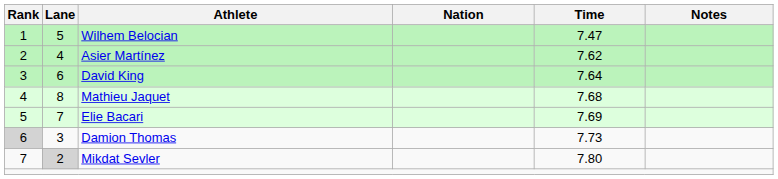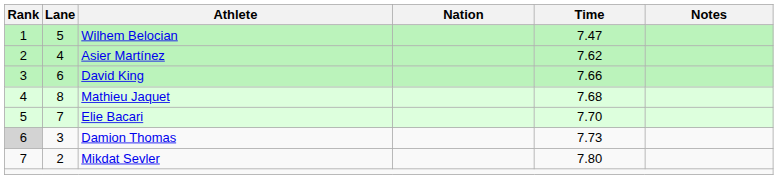(590, 76) 7.64 -> (590, 76) 7.66
(590, 117) 7.69 -> (590, 117) 7.70
(60, 158) lightgrey background -> (60, 158) no background
